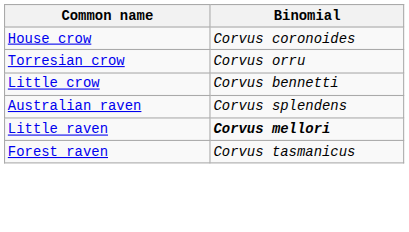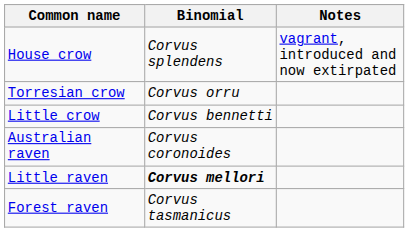+ column: (340, 16)
(284, 39) Corvus coronoides -> (185, 55) Corvus splendens
(280, 107) Corvus splendens -> (189, 147) Corvus coronoides
